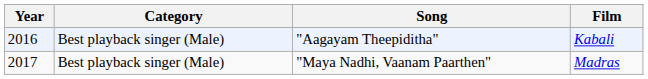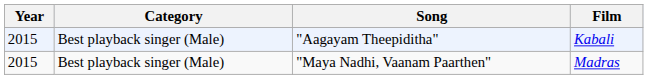(23, 39) 2016 -> (23, 39) 2015
(23, 62) 2017 -> (23, 62) 2015
